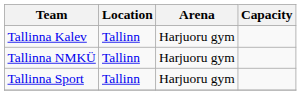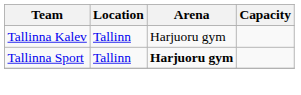- row: (52, 57)
(197, 79) normal -> (192, 57) bold
